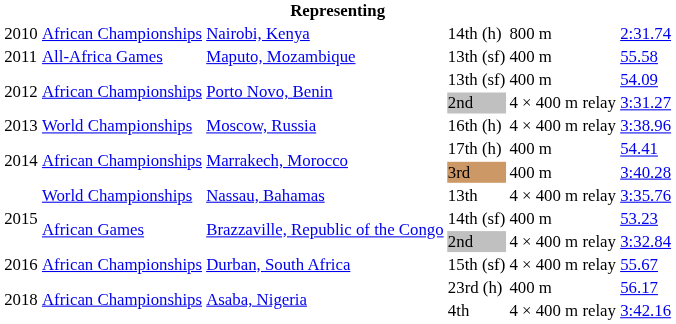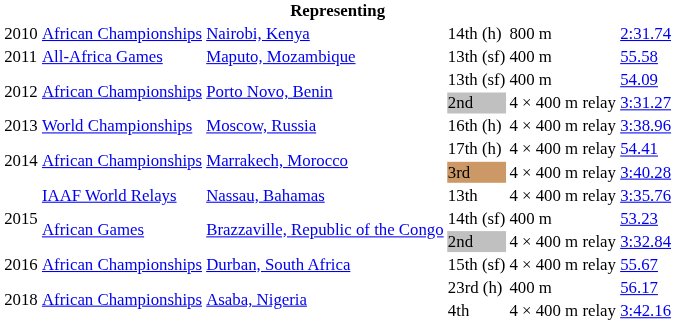(531, 149) 400 m -> (563, 149) 4 × 400 m relay
(531, 172) 400 m -> (563, 172) 4 × 400 m relay
(117, 195) World Championships -> (109, 195) IAAF World Relays
